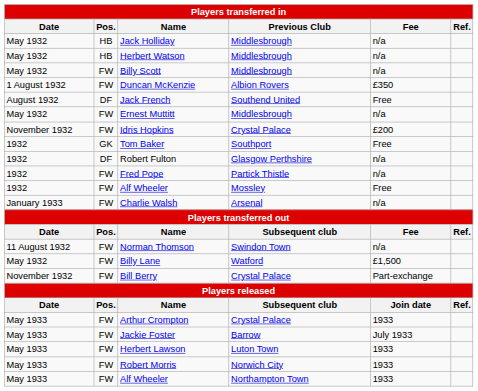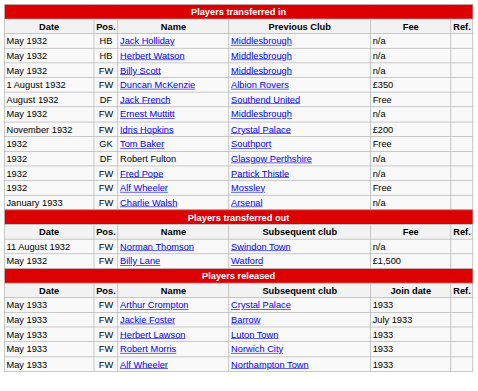- row: (139, 276)
